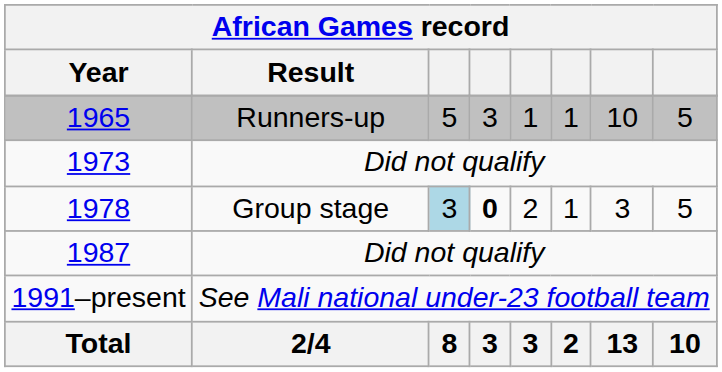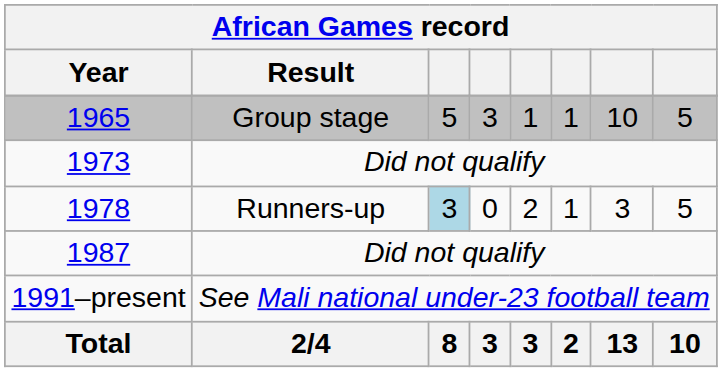(311, 117) Runners-up -> (311, 117) Group stage
(311, 207) Group stage -> (311, 207) Runners-up
(490, 207) bold -> (490, 207) normal
